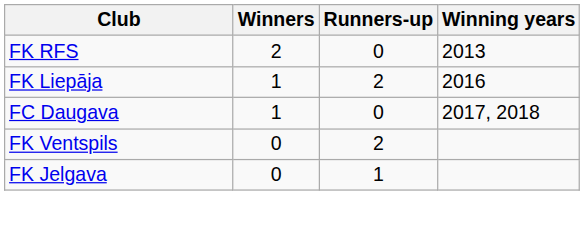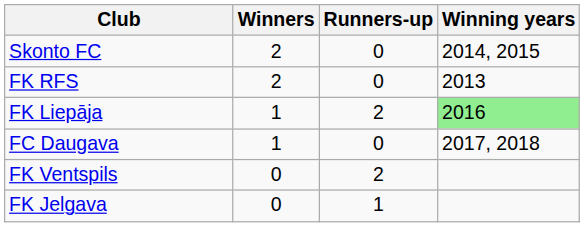+ row: (55, 50)
(464, 81) no background -> (464, 112) lightgreen background
